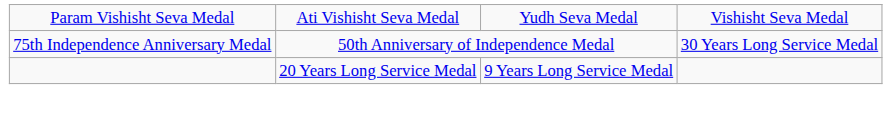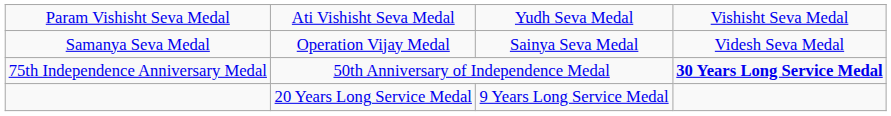+ row: (138, 44)
(780, 44) normal -> (780, 70) bold
